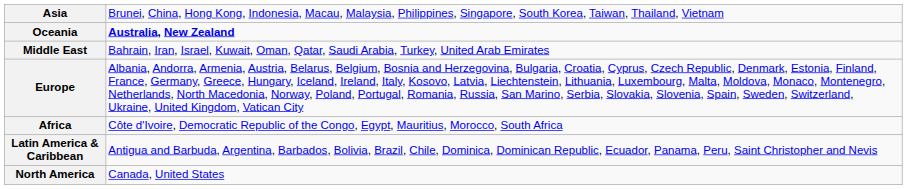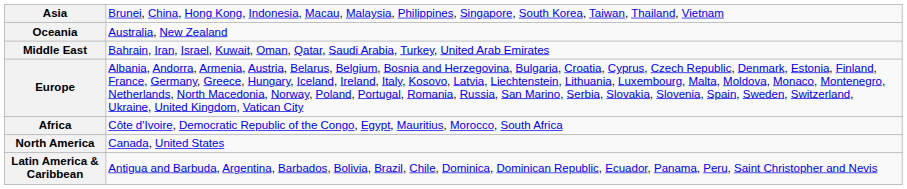(171, 31) bold -> (168, 31) normal
rows swapped: (55, 175) <-> (55, 150)
